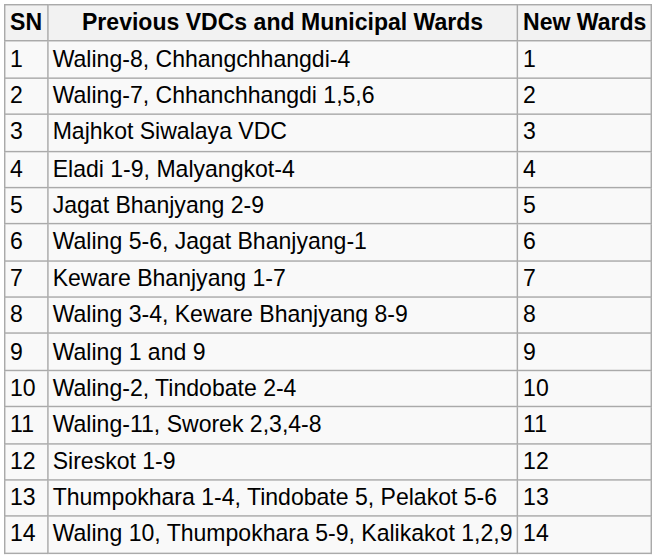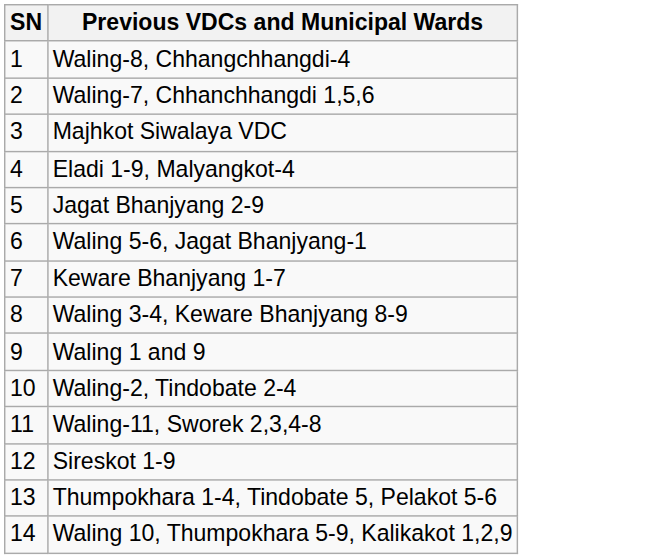- column: (585, 22)
